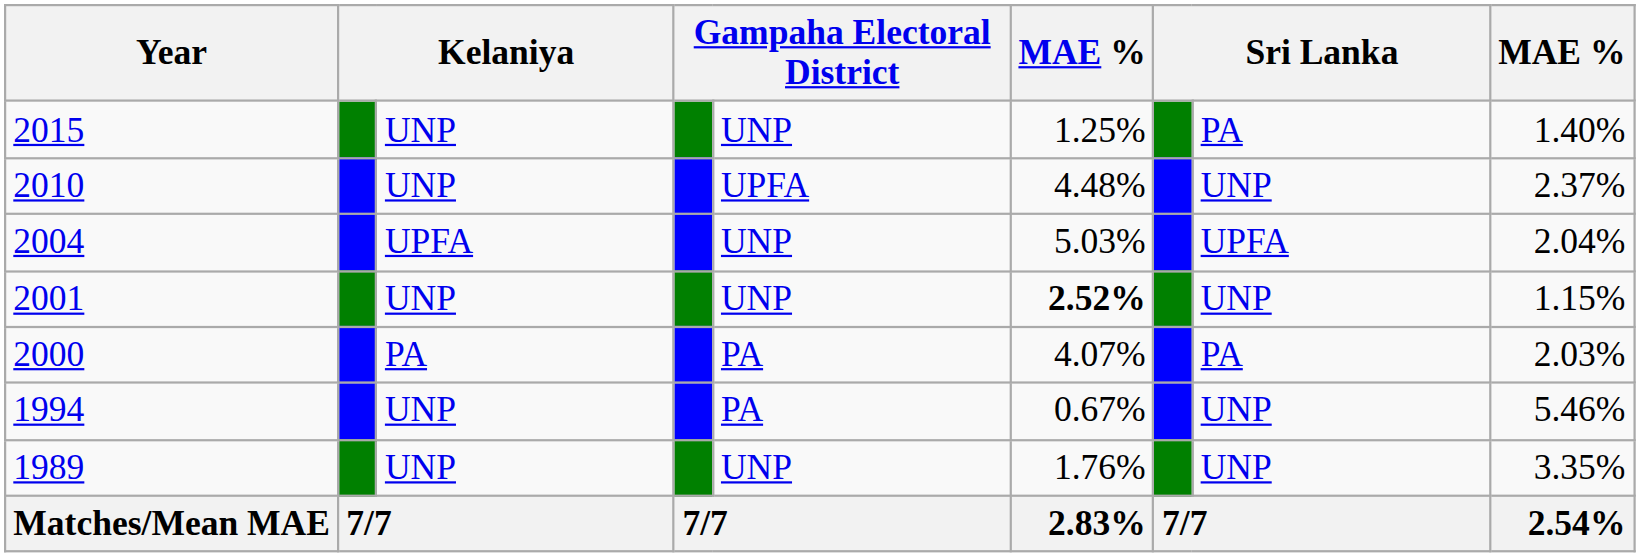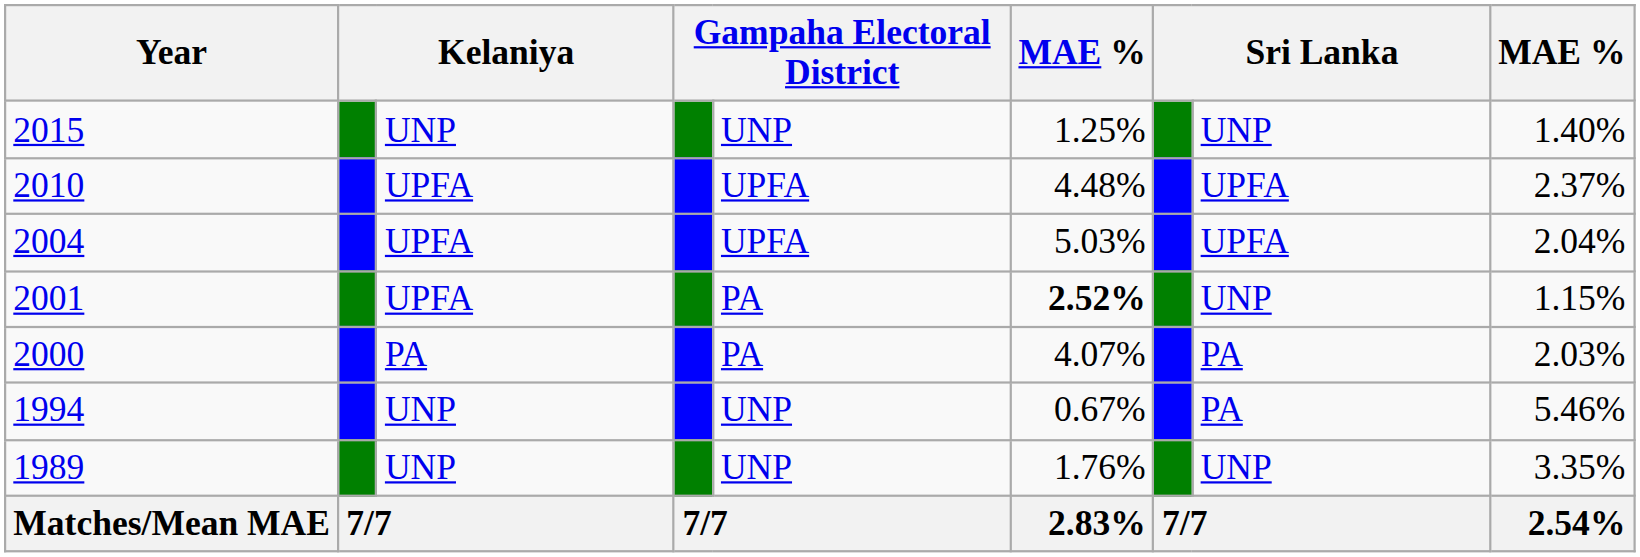(1222, 128) PA -> (1236, 128) UNP
(420, 185) UNP -> (429, 185) UPFA
(1236, 185) UNP -> (1245, 185) UPFA
(756, 241) UNP -> (765, 241) UPFA
(420, 297) UNP -> (429, 297) UPFA
(756, 297) UNP -> (742, 297) PA
(742, 410) PA -> (756, 410) UNP
(1236, 410) UNP -> (1222, 410) PA
